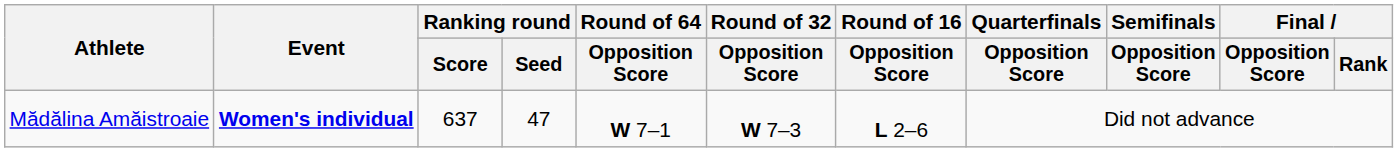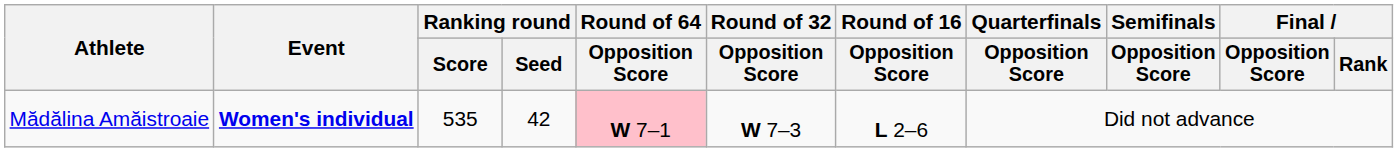(460, 119) 637 -> (460, 119) 535
(539, 119) 47 -> (539, 119) 42
(641, 131) no background -> (641, 131) pink background
